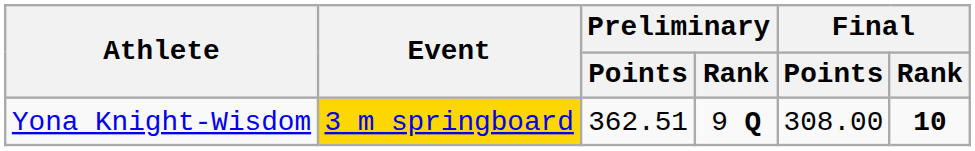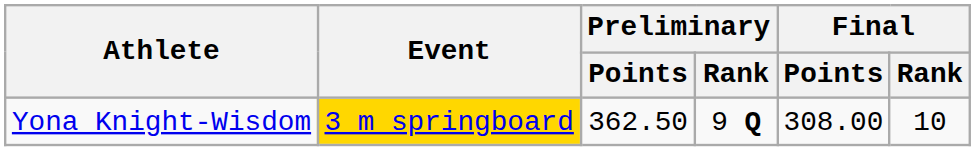(638, 121) 362.51 -> (638, 121) 362.50
(930, 121) bold -> (930, 121) normal
